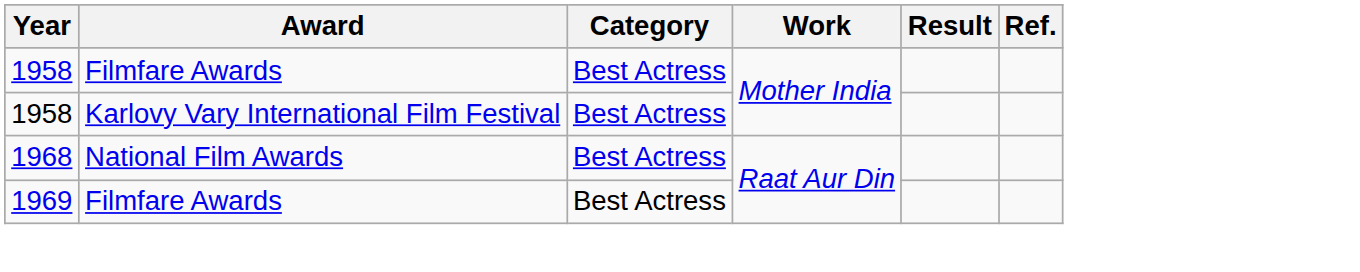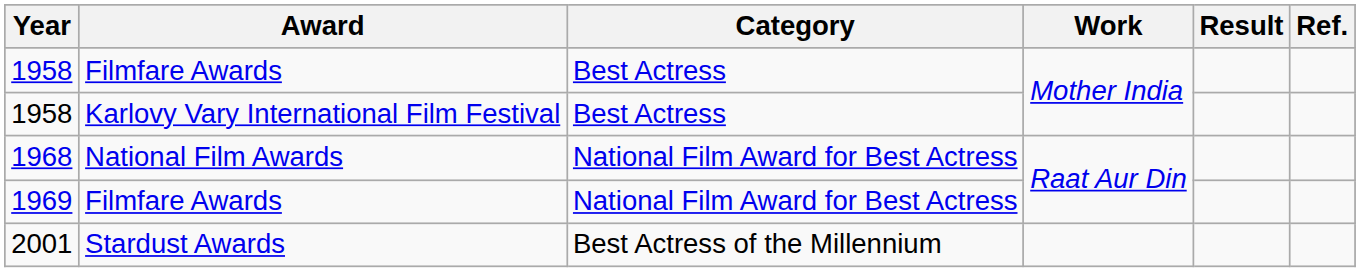(649, 157) Best Actress -> (795, 157) National Film Award for Best Actress
(649, 200) Best Actress -> (795, 200) National Film Award for Best Actress
+ row: (42, 244)
